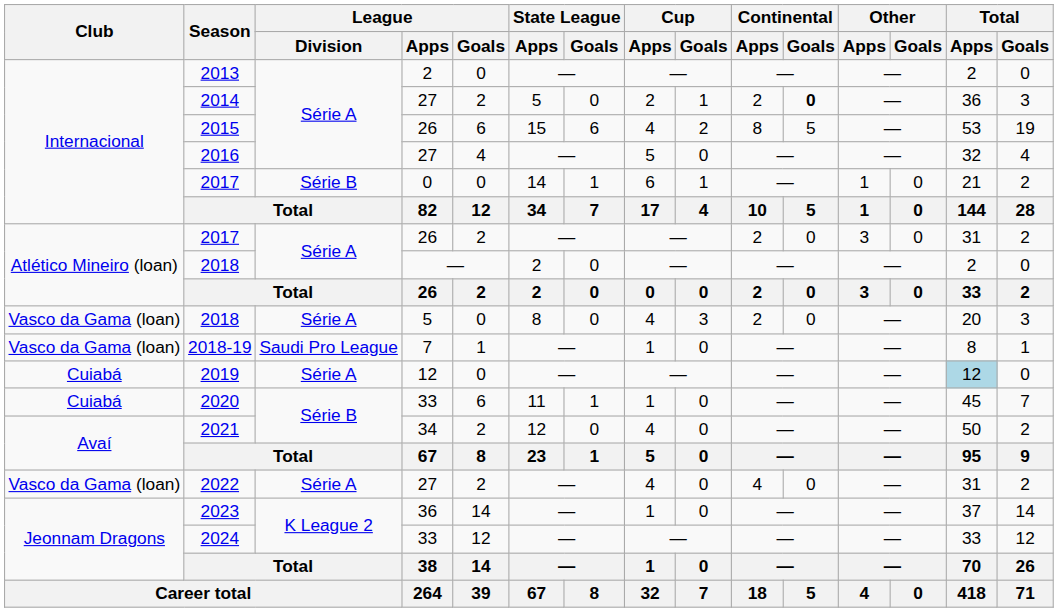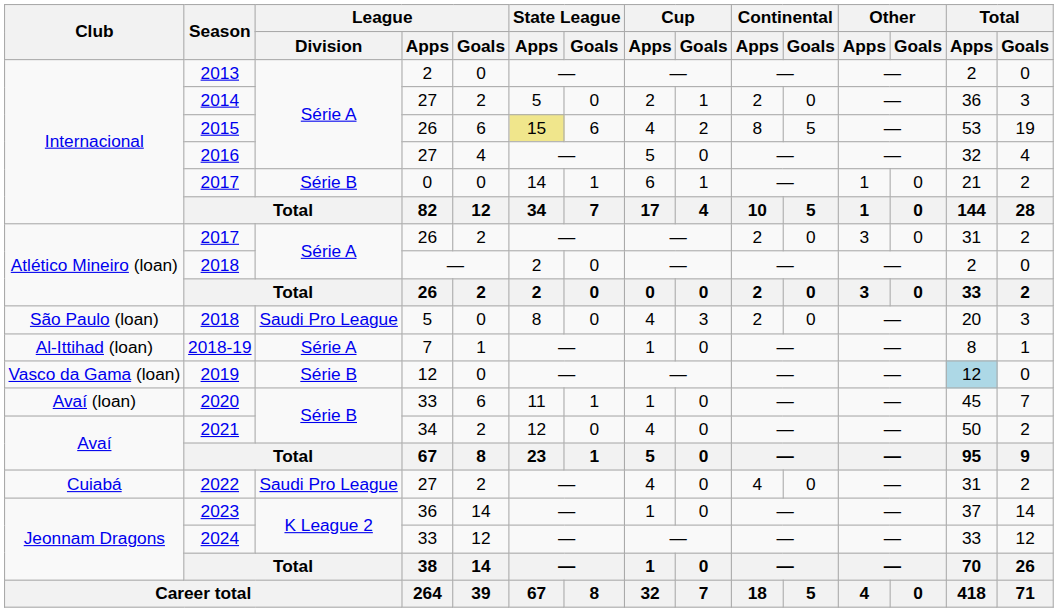(811, 100) bold -> (811, 100) normal
(537, 127) no background -> (537, 127) khaki background
(94, 319) Vasco da Gama (loan) -> (94, 319) São Paulo (loan)
(329, 319) Série A -> (329, 319) Saudi Pro League
(94, 347) Vasco da Gama (loan) -> (94, 347) Al-Ittihad (loan)
(329, 347) Saudi Pro League -> (329, 347) Série A
(94, 374) Cuiabá -> (94, 374) Vasco da Gama (loan)
(329, 374) Série A -> (329, 374) Série B
(94, 401) Cuiabá -> (94, 401) Avaí (loan)
(94, 484) Vasco da Gama (loan) -> (94, 484) Cuiabá
(329, 484) Série A -> (329, 484) Saudi Pro League
